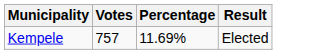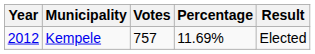+ column: (23, 15)
